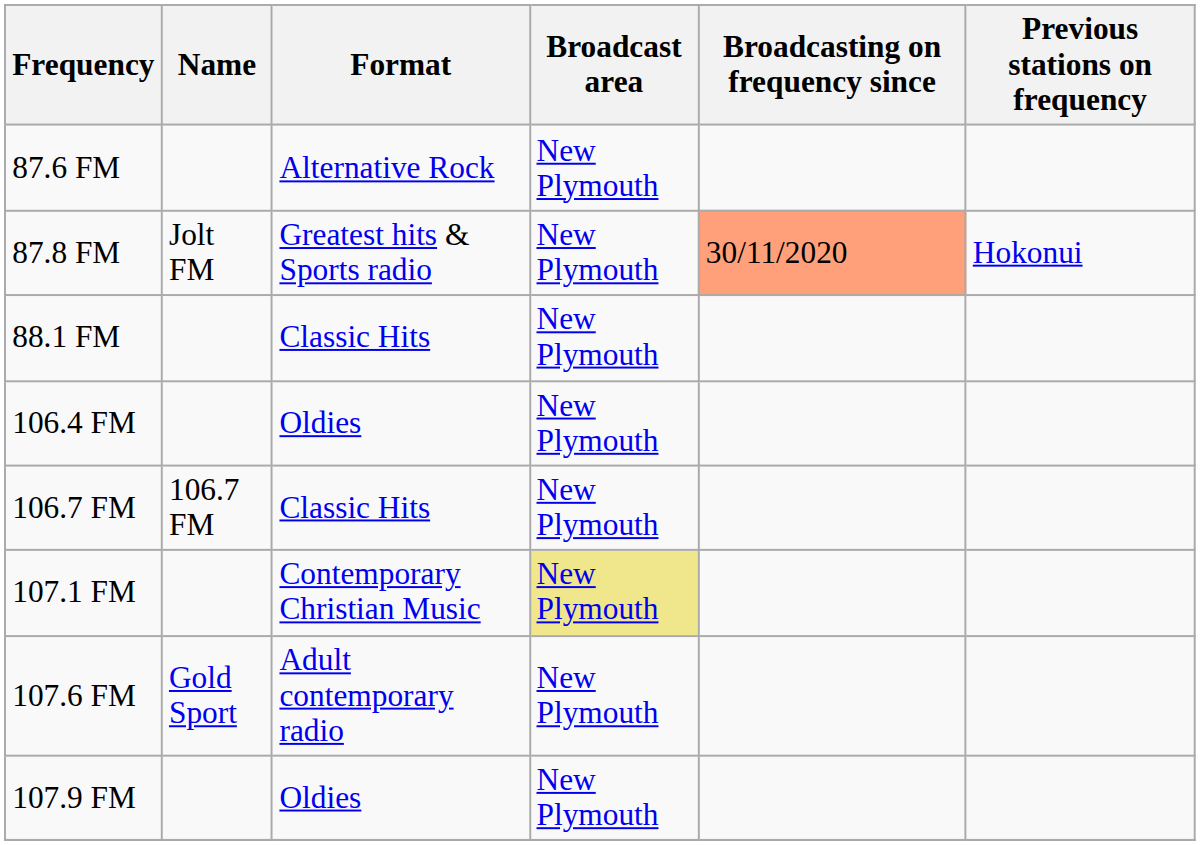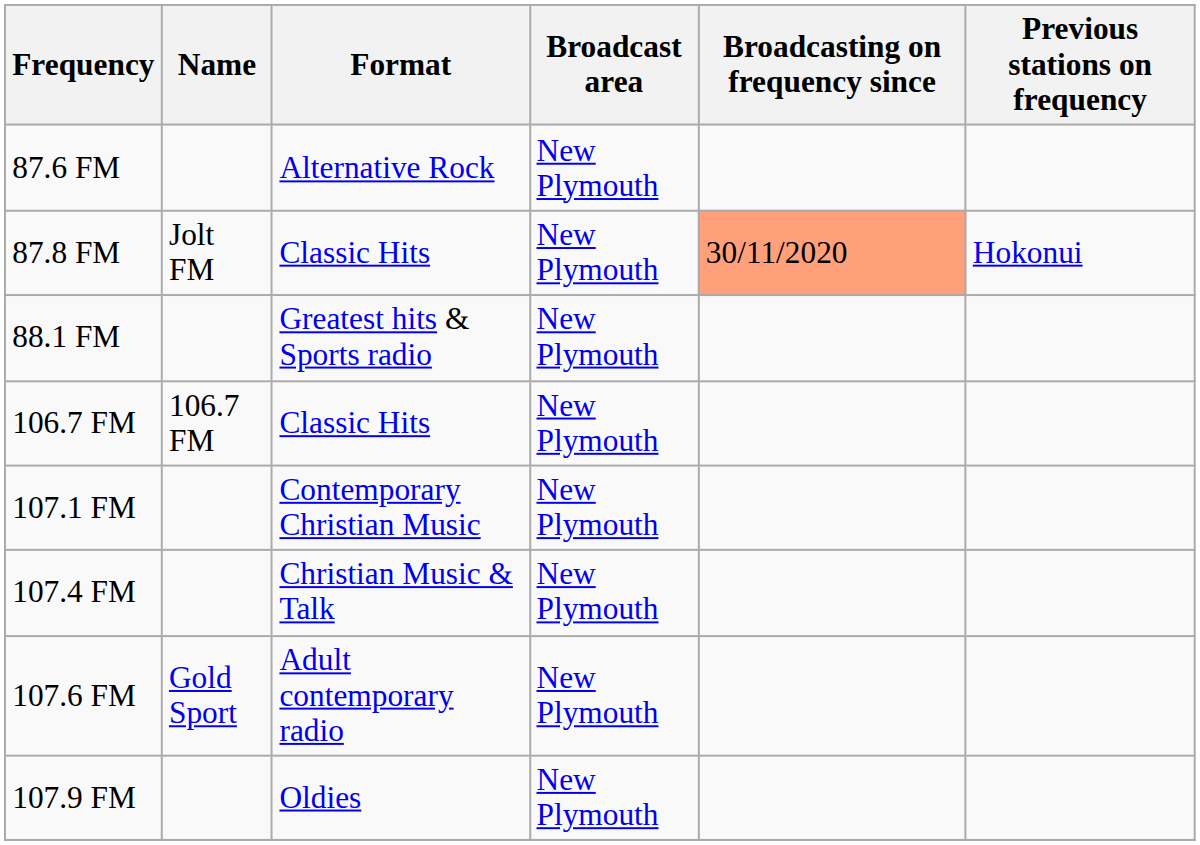(374, 252) Greatest hits & Sports radio -> (355, 252) Classic Hits
(355, 337) Classic Hits -> (374, 337) Greatest hits & Sports radio
- row: (74, 422)
(597, 592) khaki background -> (597, 507) no background
+ row: (74, 592)
